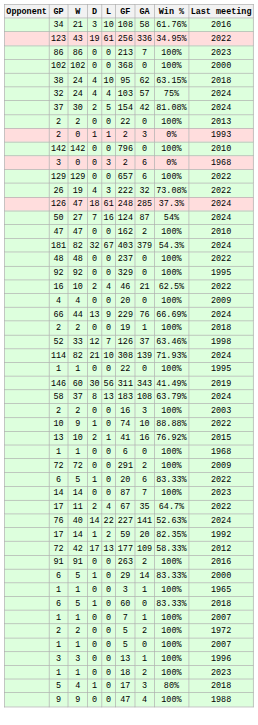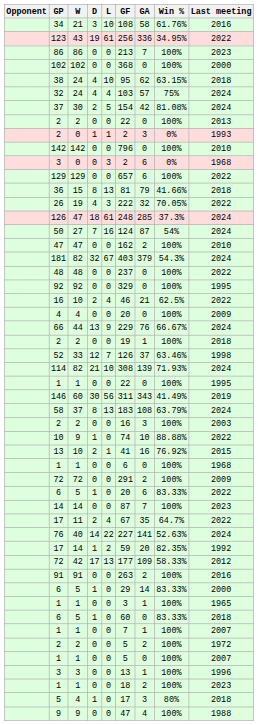+ row: (59, 190)
(171, 190) 73.08% -> (171, 204) 70.05%
(171, 314) 66.69% -> (171, 328) 66.67%
